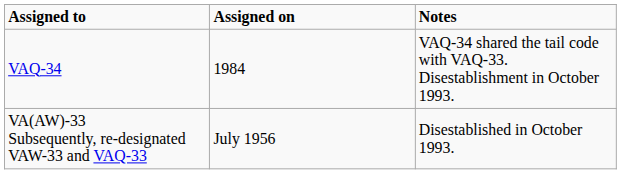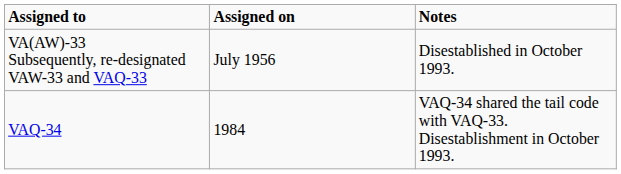rows swapped: (97, 138) <-> (35, 68)
